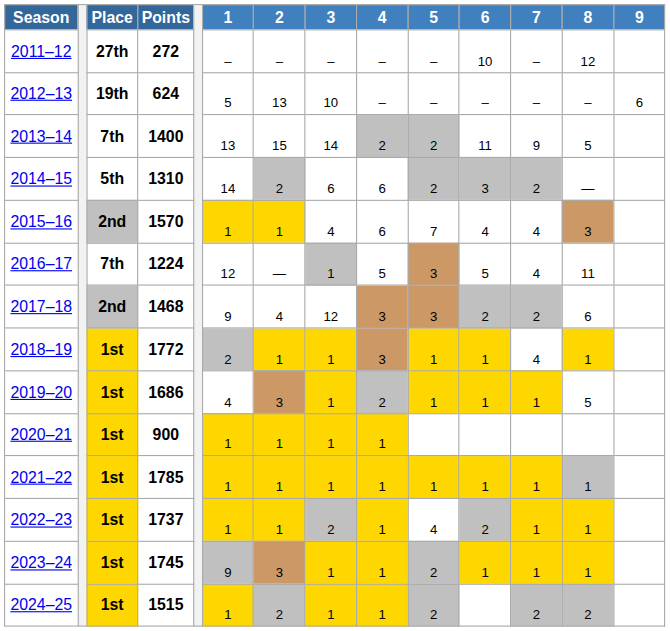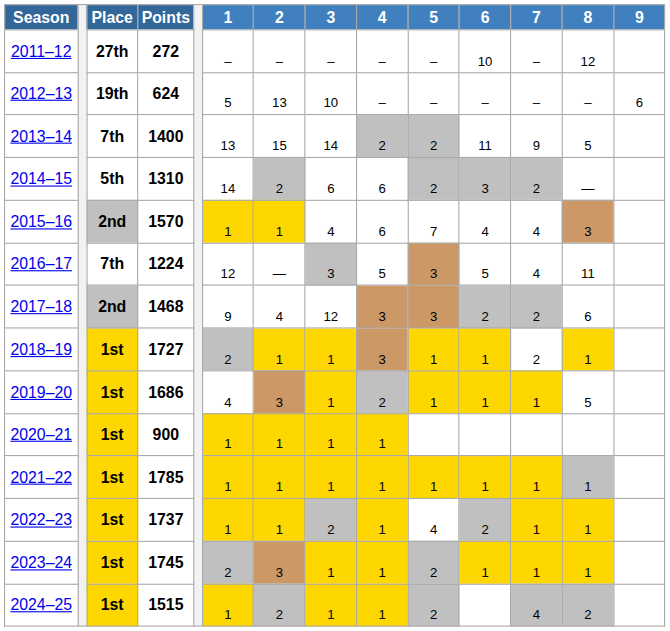(331, 274) 1 -> (331, 274) 3
(166, 350) 1772 -> (166, 350) 1727
(537, 360) 4 -> (537, 360) 2
(228, 573) 9 -> (228, 573) 2
(537, 615) 2 -> (537, 615) 4
